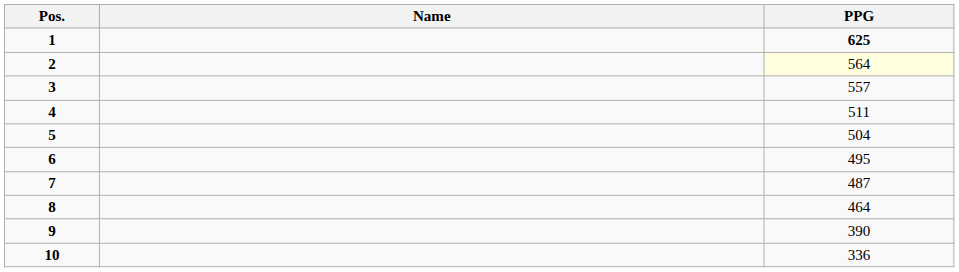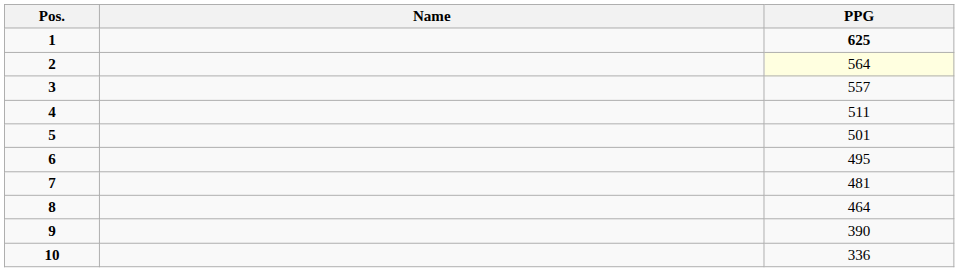(859, 135) 504 -> (859, 135) 501
(859, 183) 487 -> (859, 183) 481
